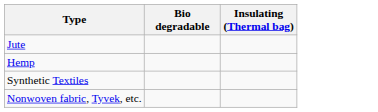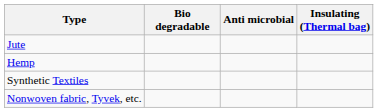+ column: (259, 19)
